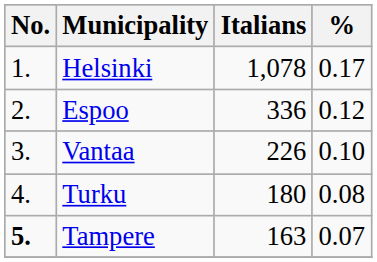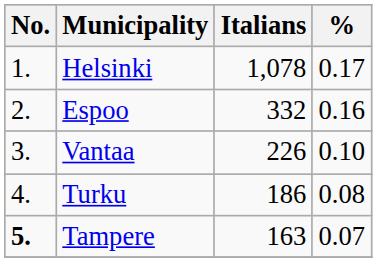(286, 109) 336 -> (286, 109) 332
(342, 109) 0.12 -> (342, 109) 0.16
(286, 194) 180 -> (286, 194) 186
